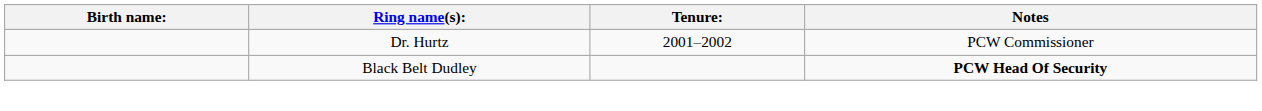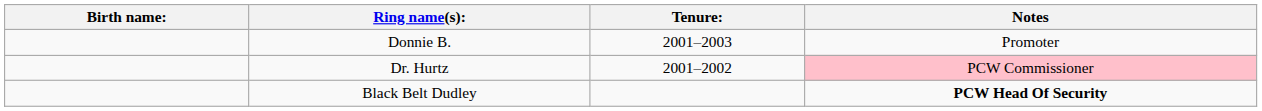+ row: (419, 42)
(1030, 42) no background -> (1030, 67) pink background
